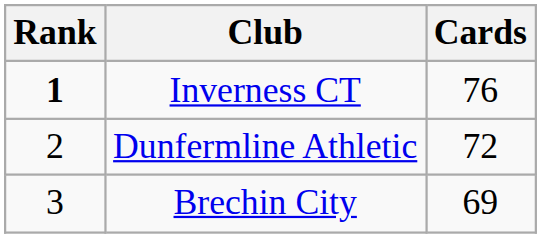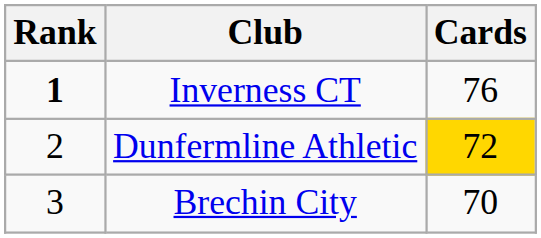(480, 145) no background -> (480, 145) gold background
(480, 202) 69 -> (480, 202) 70
